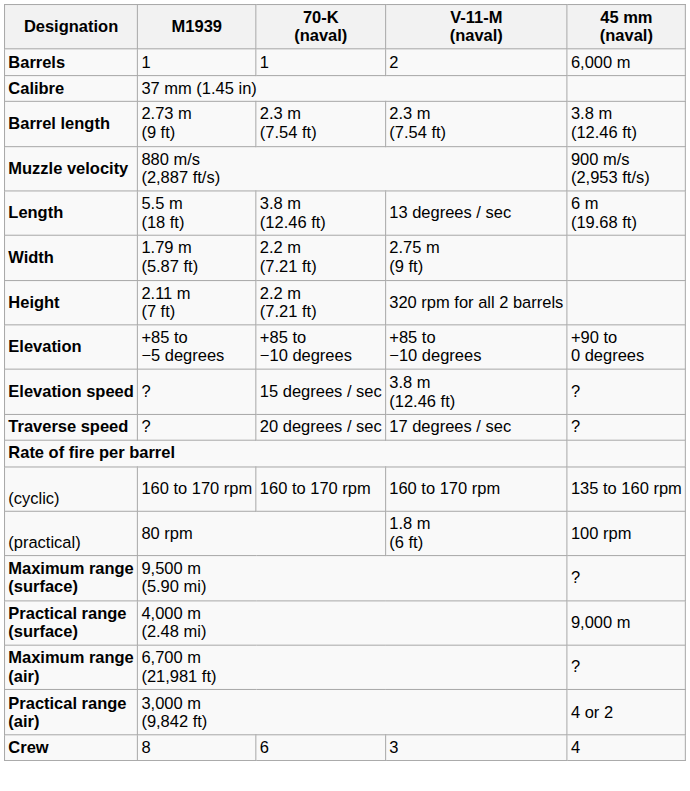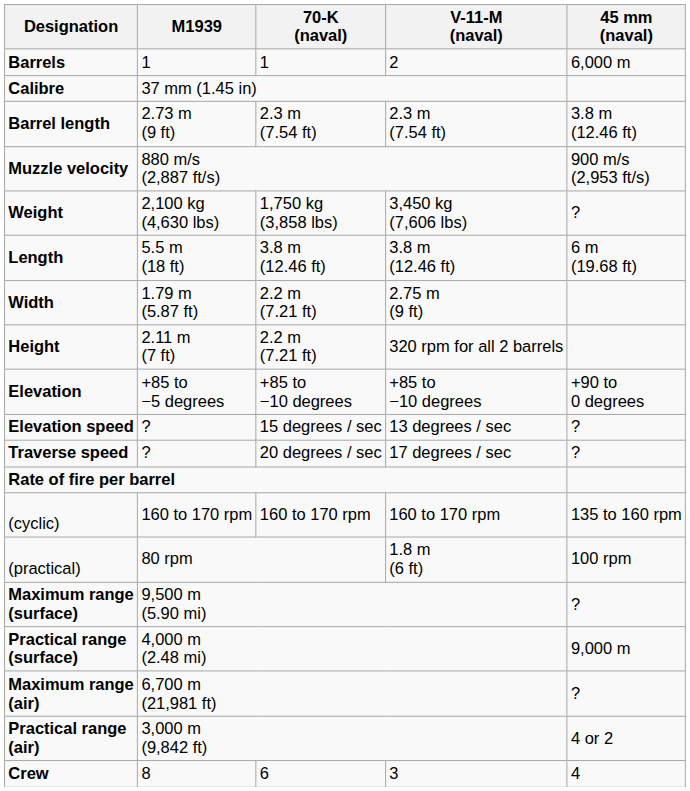+ row: (36, 213)
(450, 213) 13 degrees / sec -> (422, 257) 3.8 m (12.46 ft)
(422, 391) 3.8 m (12.46 ft) -> (450, 427) 13 degrees / sec
